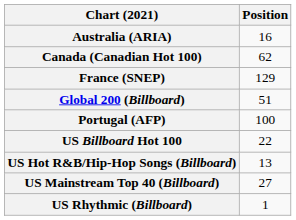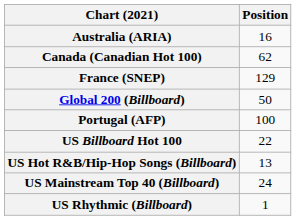(265, 99) 51 -> (265, 99) 50
(265, 183) 27 -> (265, 183) 24
